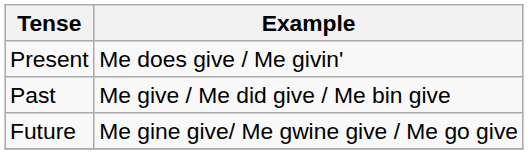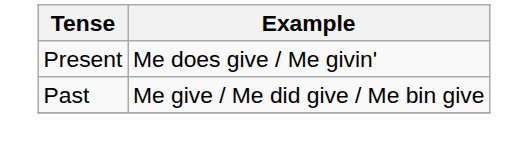- row: (43, 131)
